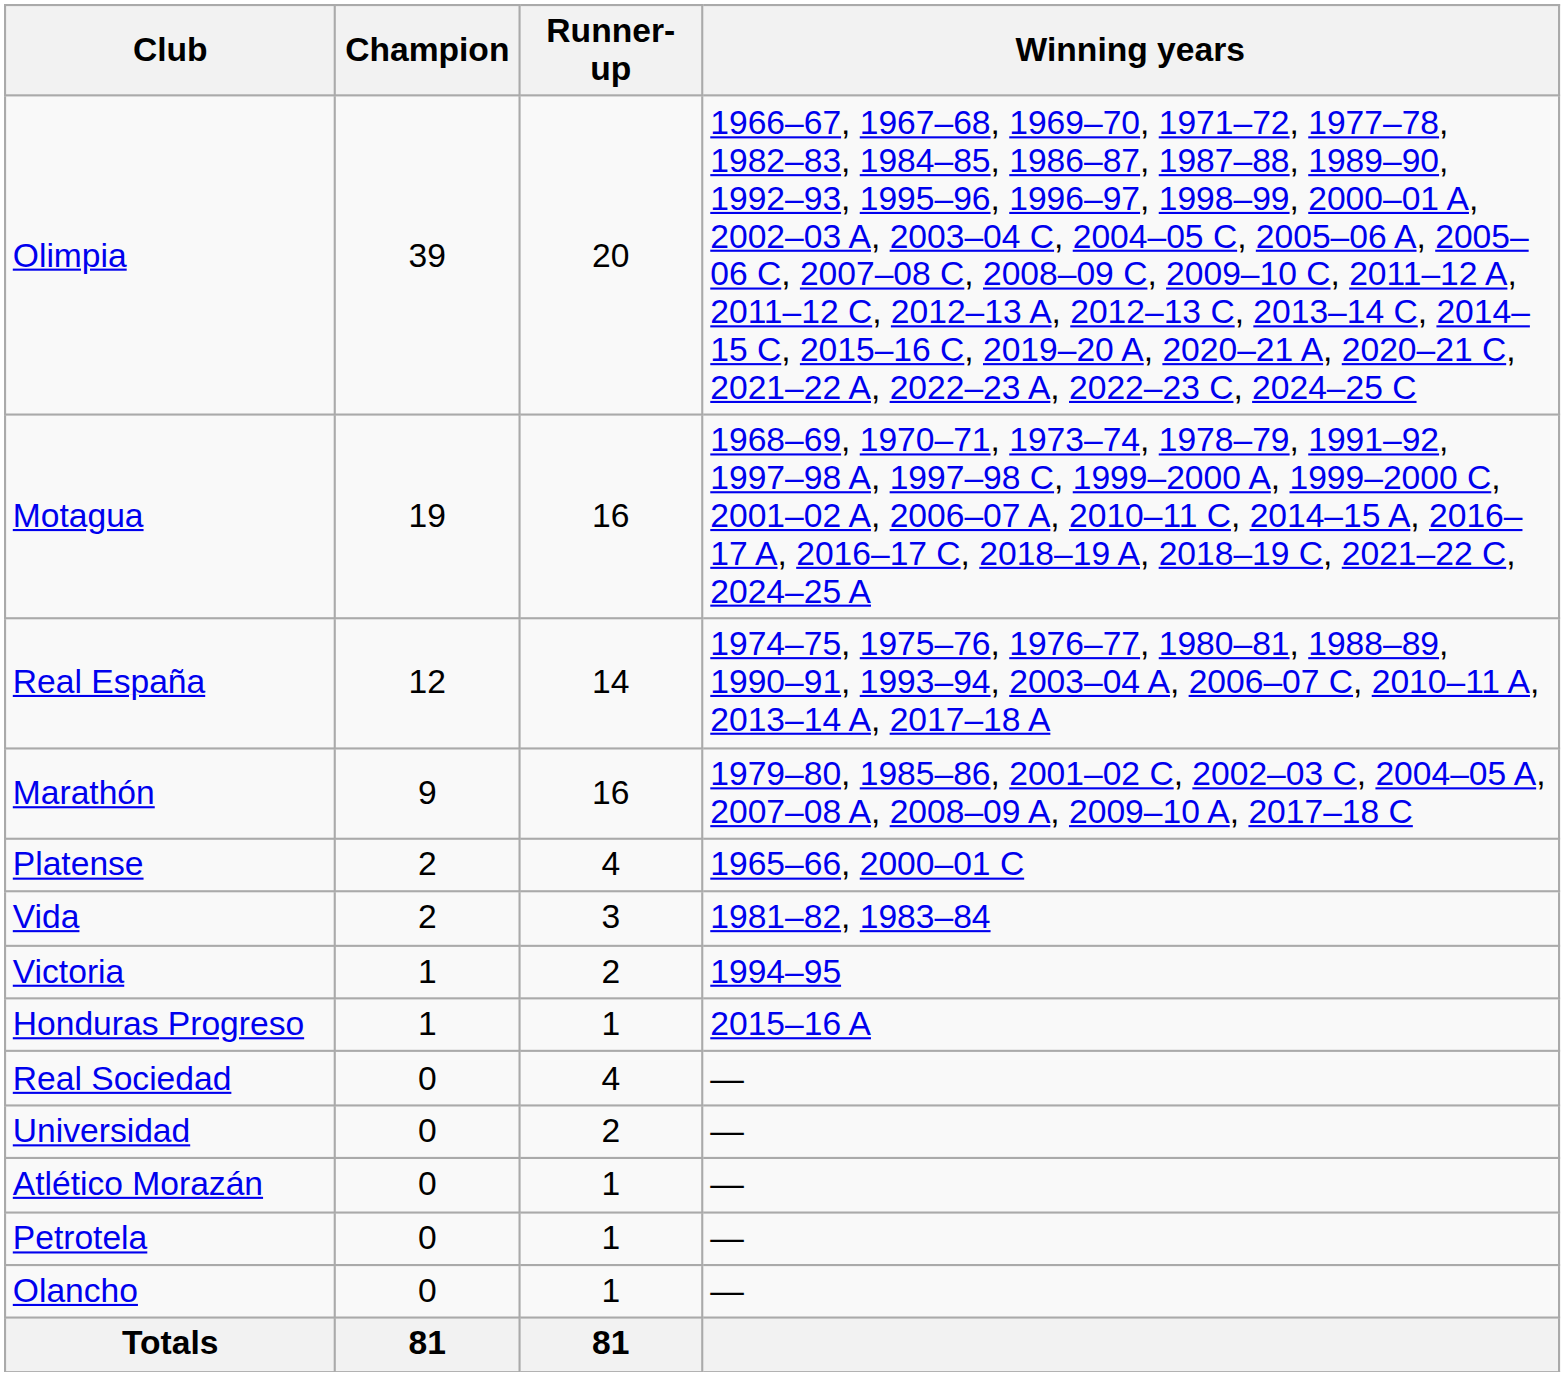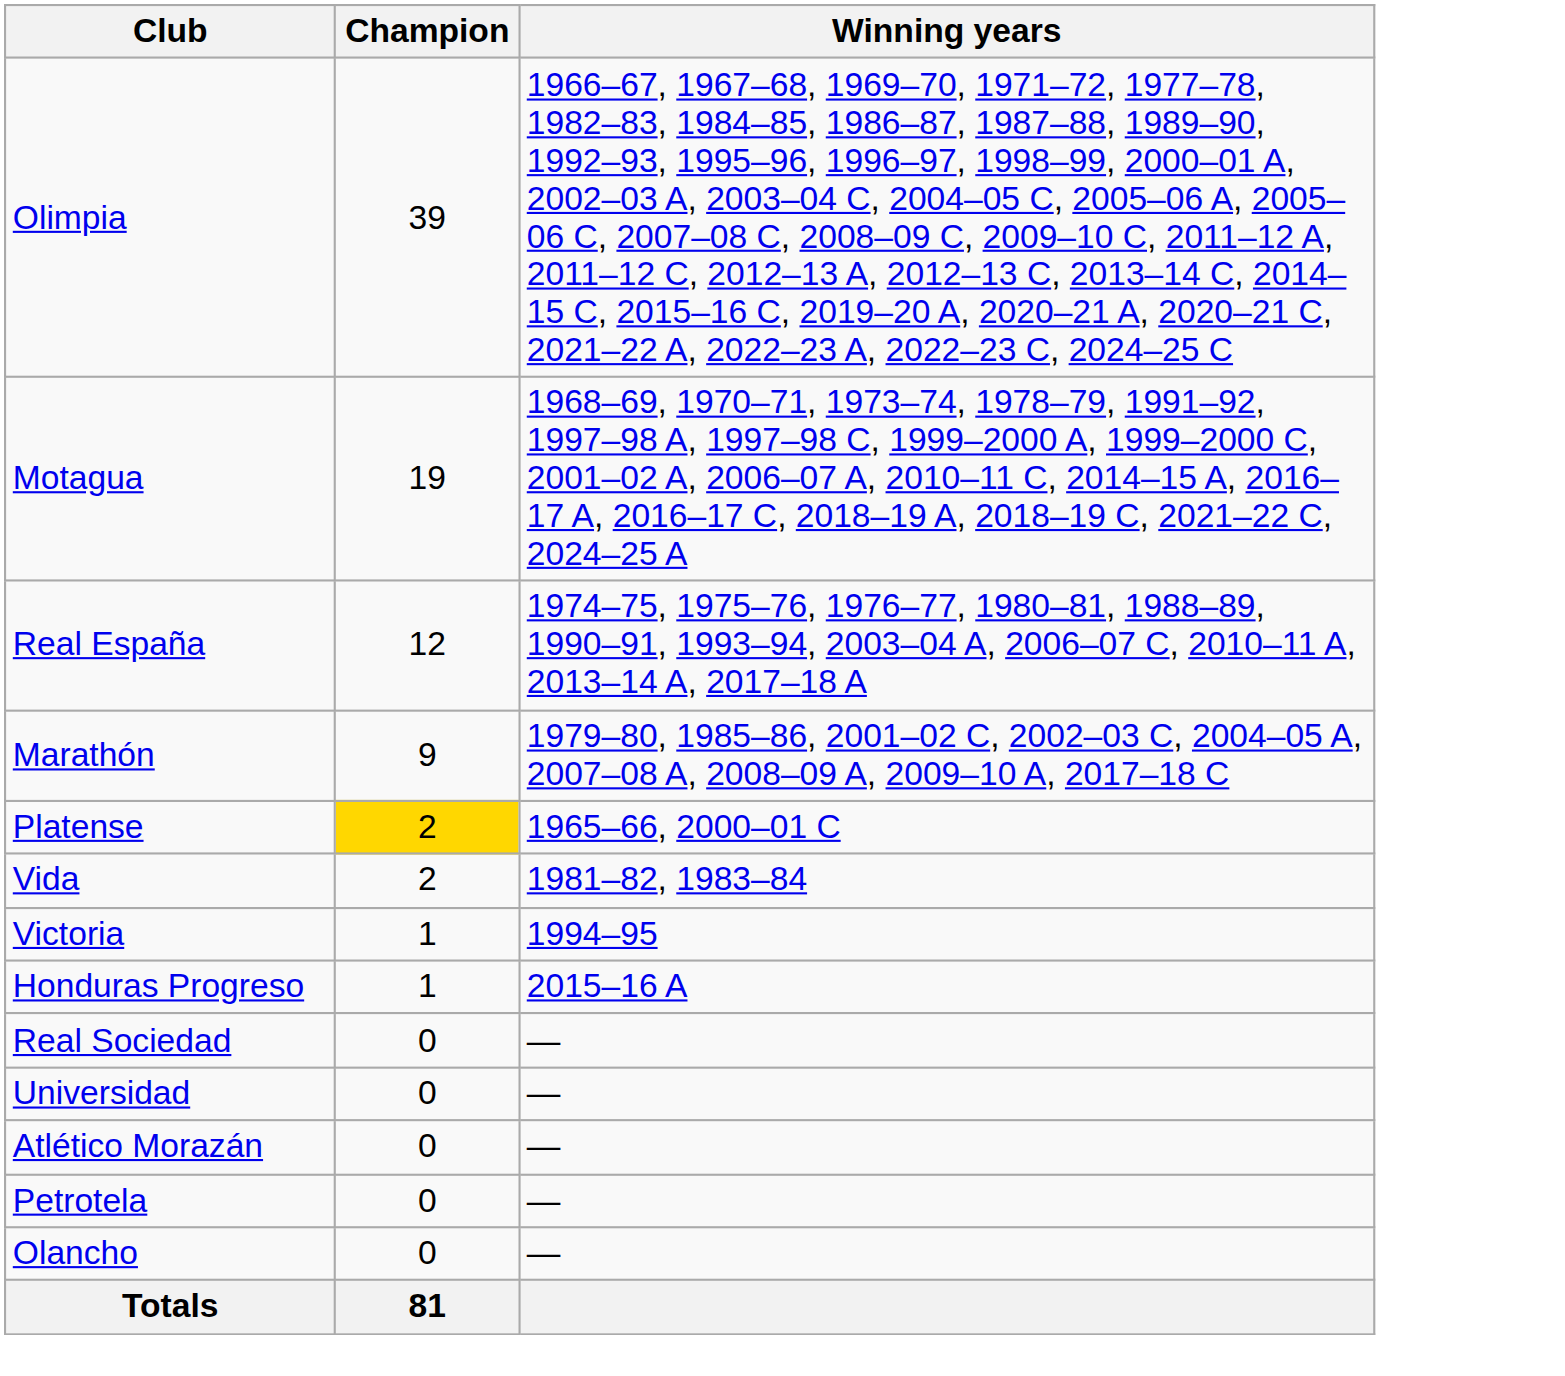- column: (611, 50)
(427, 864) no background -> (427, 826) gold background
